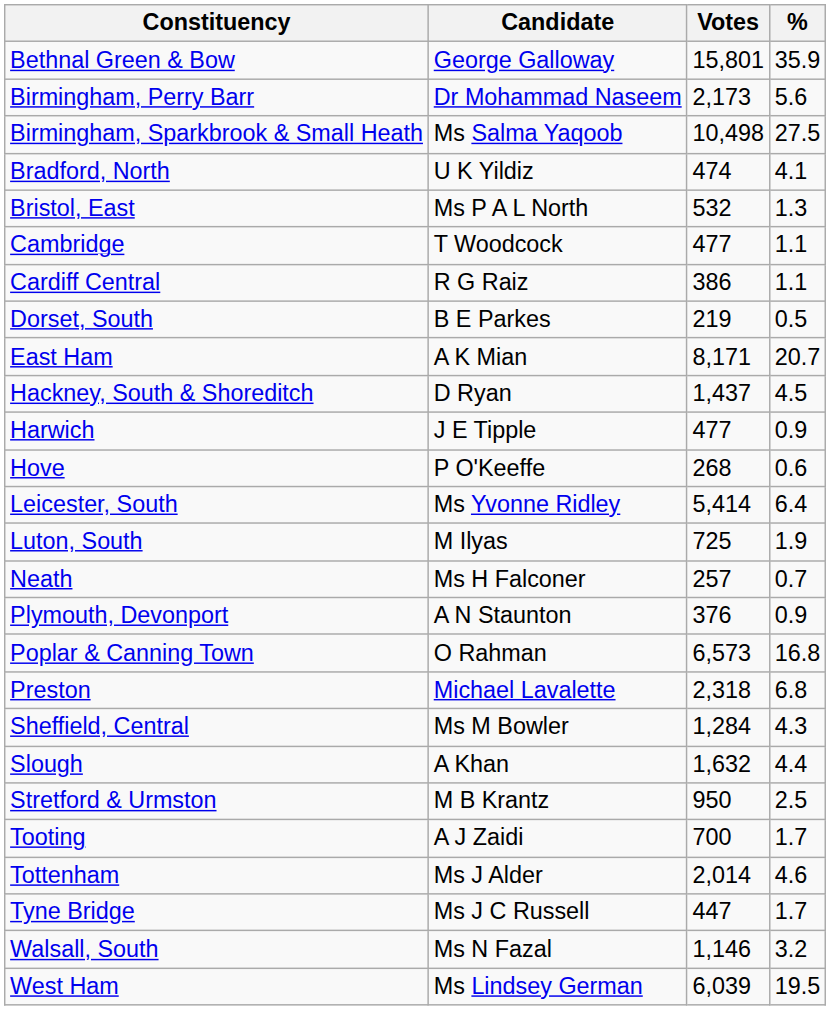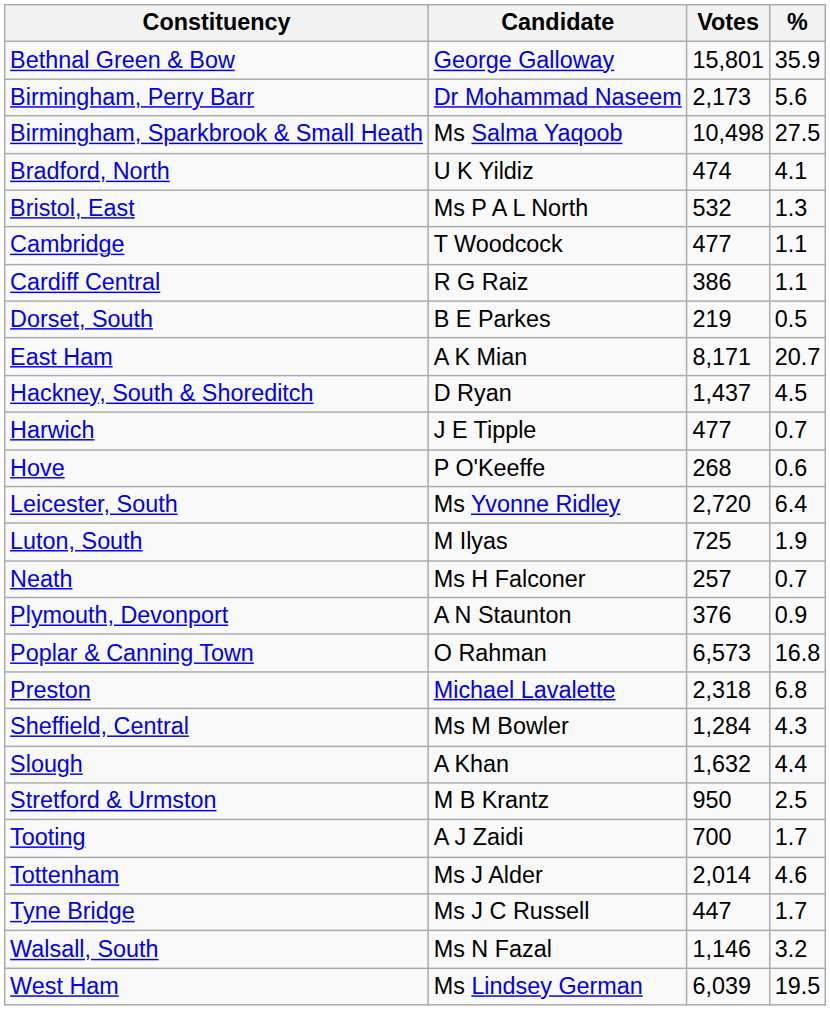(791, 430) 0.9 -> (791, 430) 0.7
(722, 504) 5,414 -> (722, 504) 2,720
